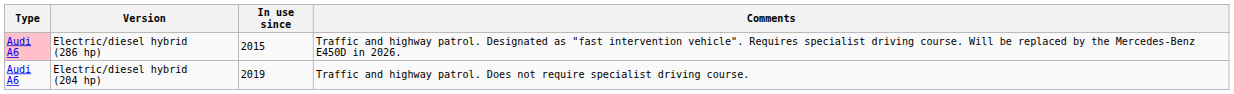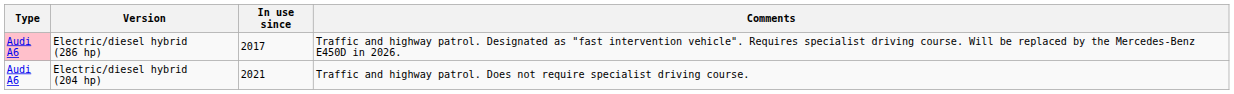(253, 47) 2015 -> (253, 47) 2017
(253, 75) 2019 -> (253, 75) 2021
